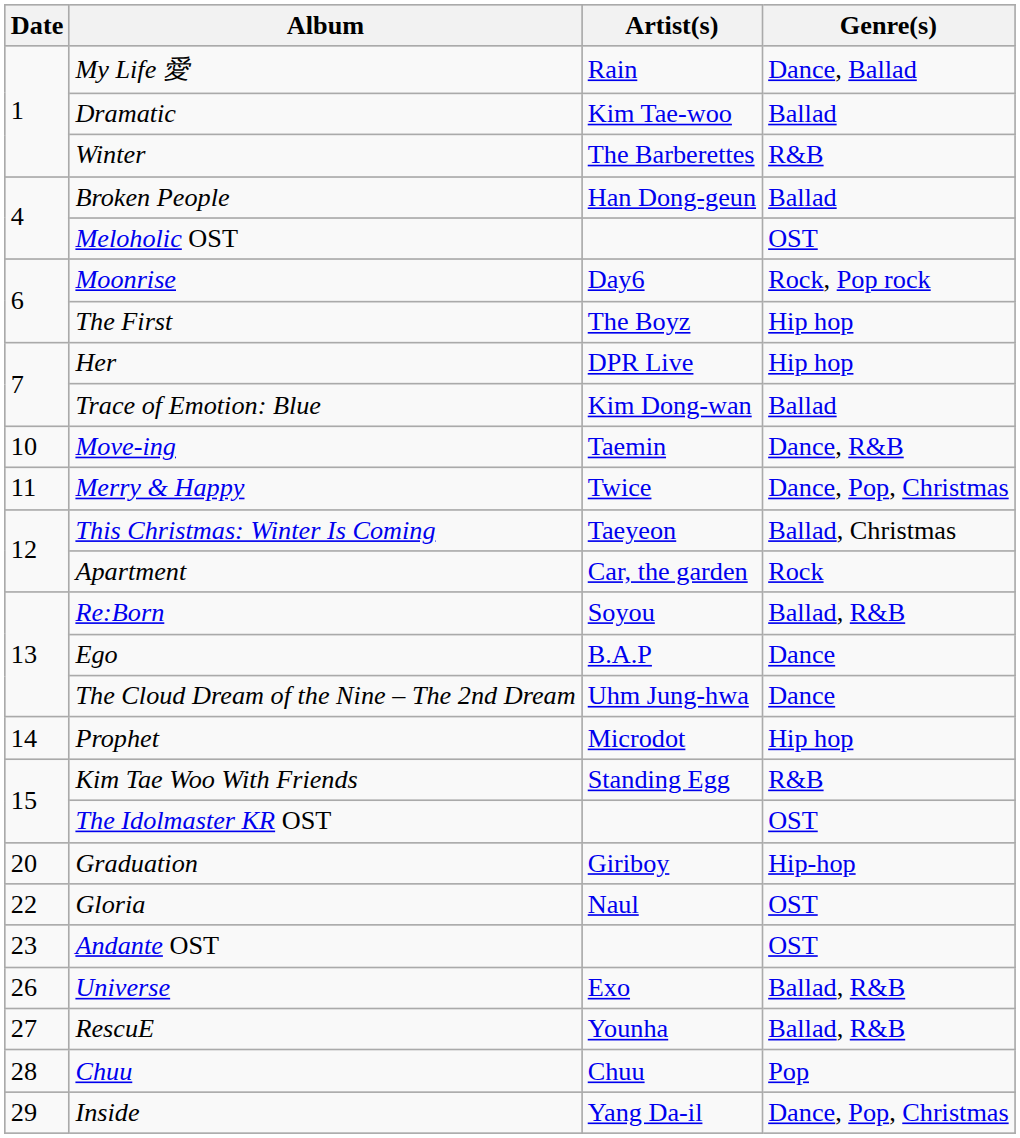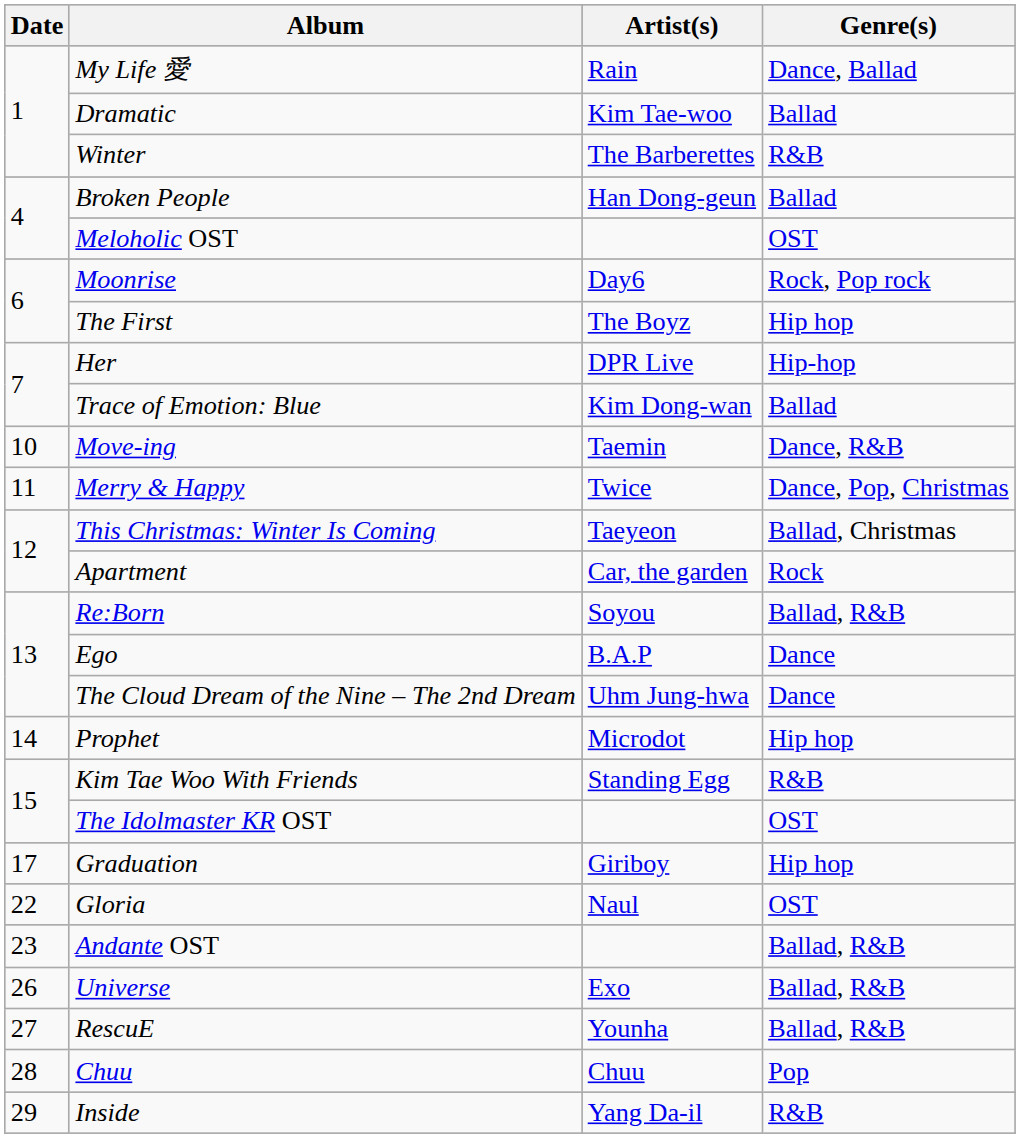(811, 363) Hip hop -> (812, 363) Hip-hop
(24, 862) 20 -> (24, 862) 17
(812, 862) Hip-hop -> (811, 862) Hip hop
(793, 945) OST -> (837, 945) Ballad, R&B
(888, 1112) Dance, Pop, Christmas -> (796, 1112) R&B
